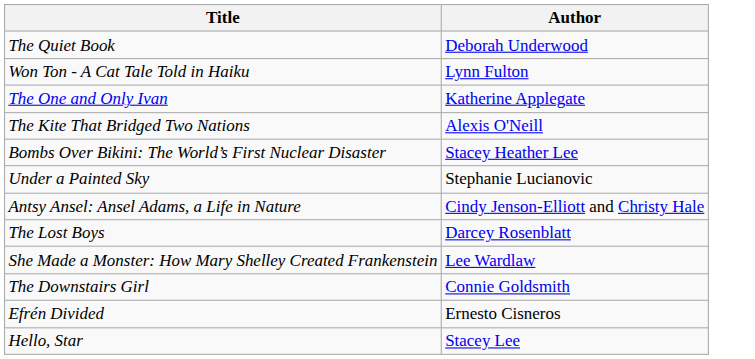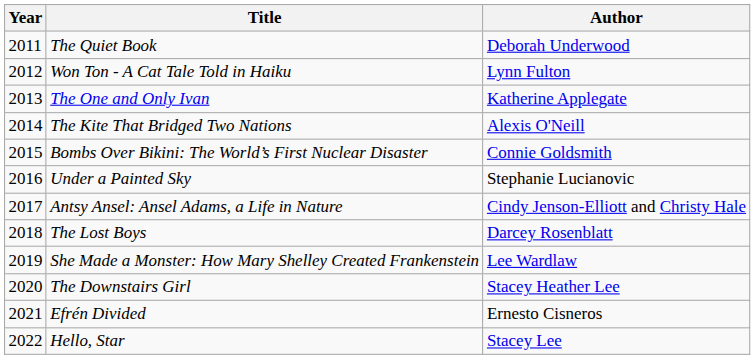+ column: (25, 17)
(512, 152) Stacey Heather Lee -> (549, 152) Connie Goldsmith
(508, 286) Connie Goldsmith -> (553, 286) Stacey Heather Lee
